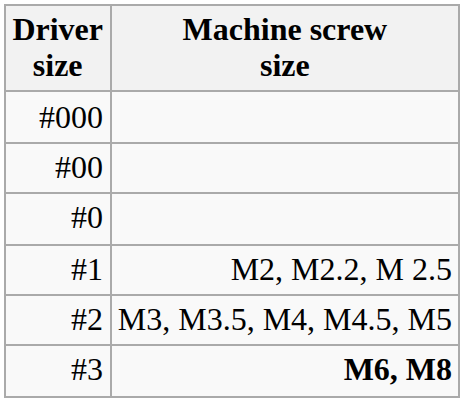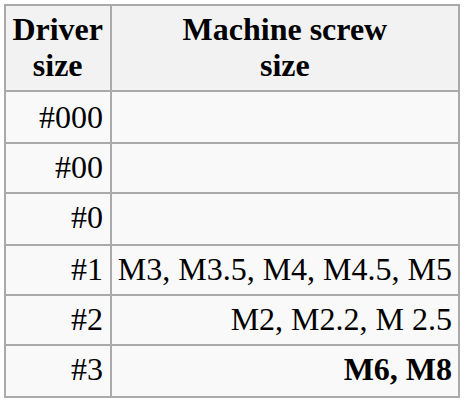(341, 268) M2, M2.2, M 2.5 -> (285, 268) M3, M3.5, M4, M4.5, M5
(285, 319) M3, M3.5, M4, M4.5, M5 -> (341, 319) M2, M2.2, M 2.5
